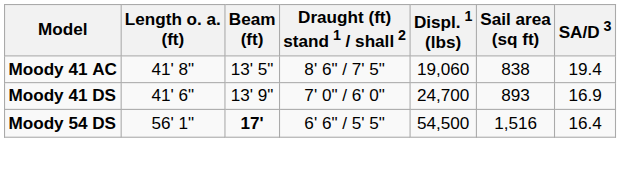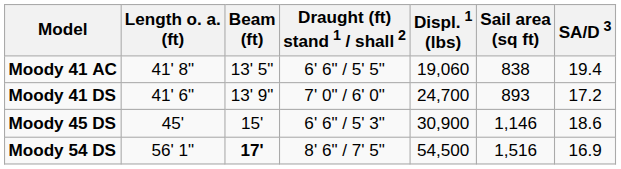(345, 69) 8' 6" / 7' 5" -> (345, 69) 6' 6" / 5' 5"
(585, 96) 16.9 -> (585, 96) 17.2
+ row: (62, 123)
(345, 123) 6' 6" / 5' 5" -> (345, 150) 8' 6" / 7' 5"
(585, 123) 16.4 -> (585, 150) 16.9
